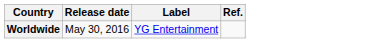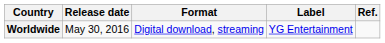+ column: (199, 12)
